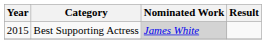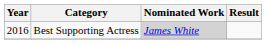(18, 30) 2015 -> (18, 30) 2016
